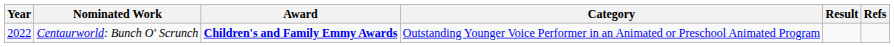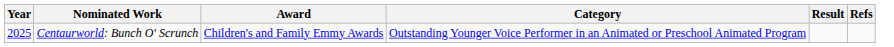(19, 33) 2022 -> (19, 33) 2025
(301, 33) bold -> (294, 33) normal
